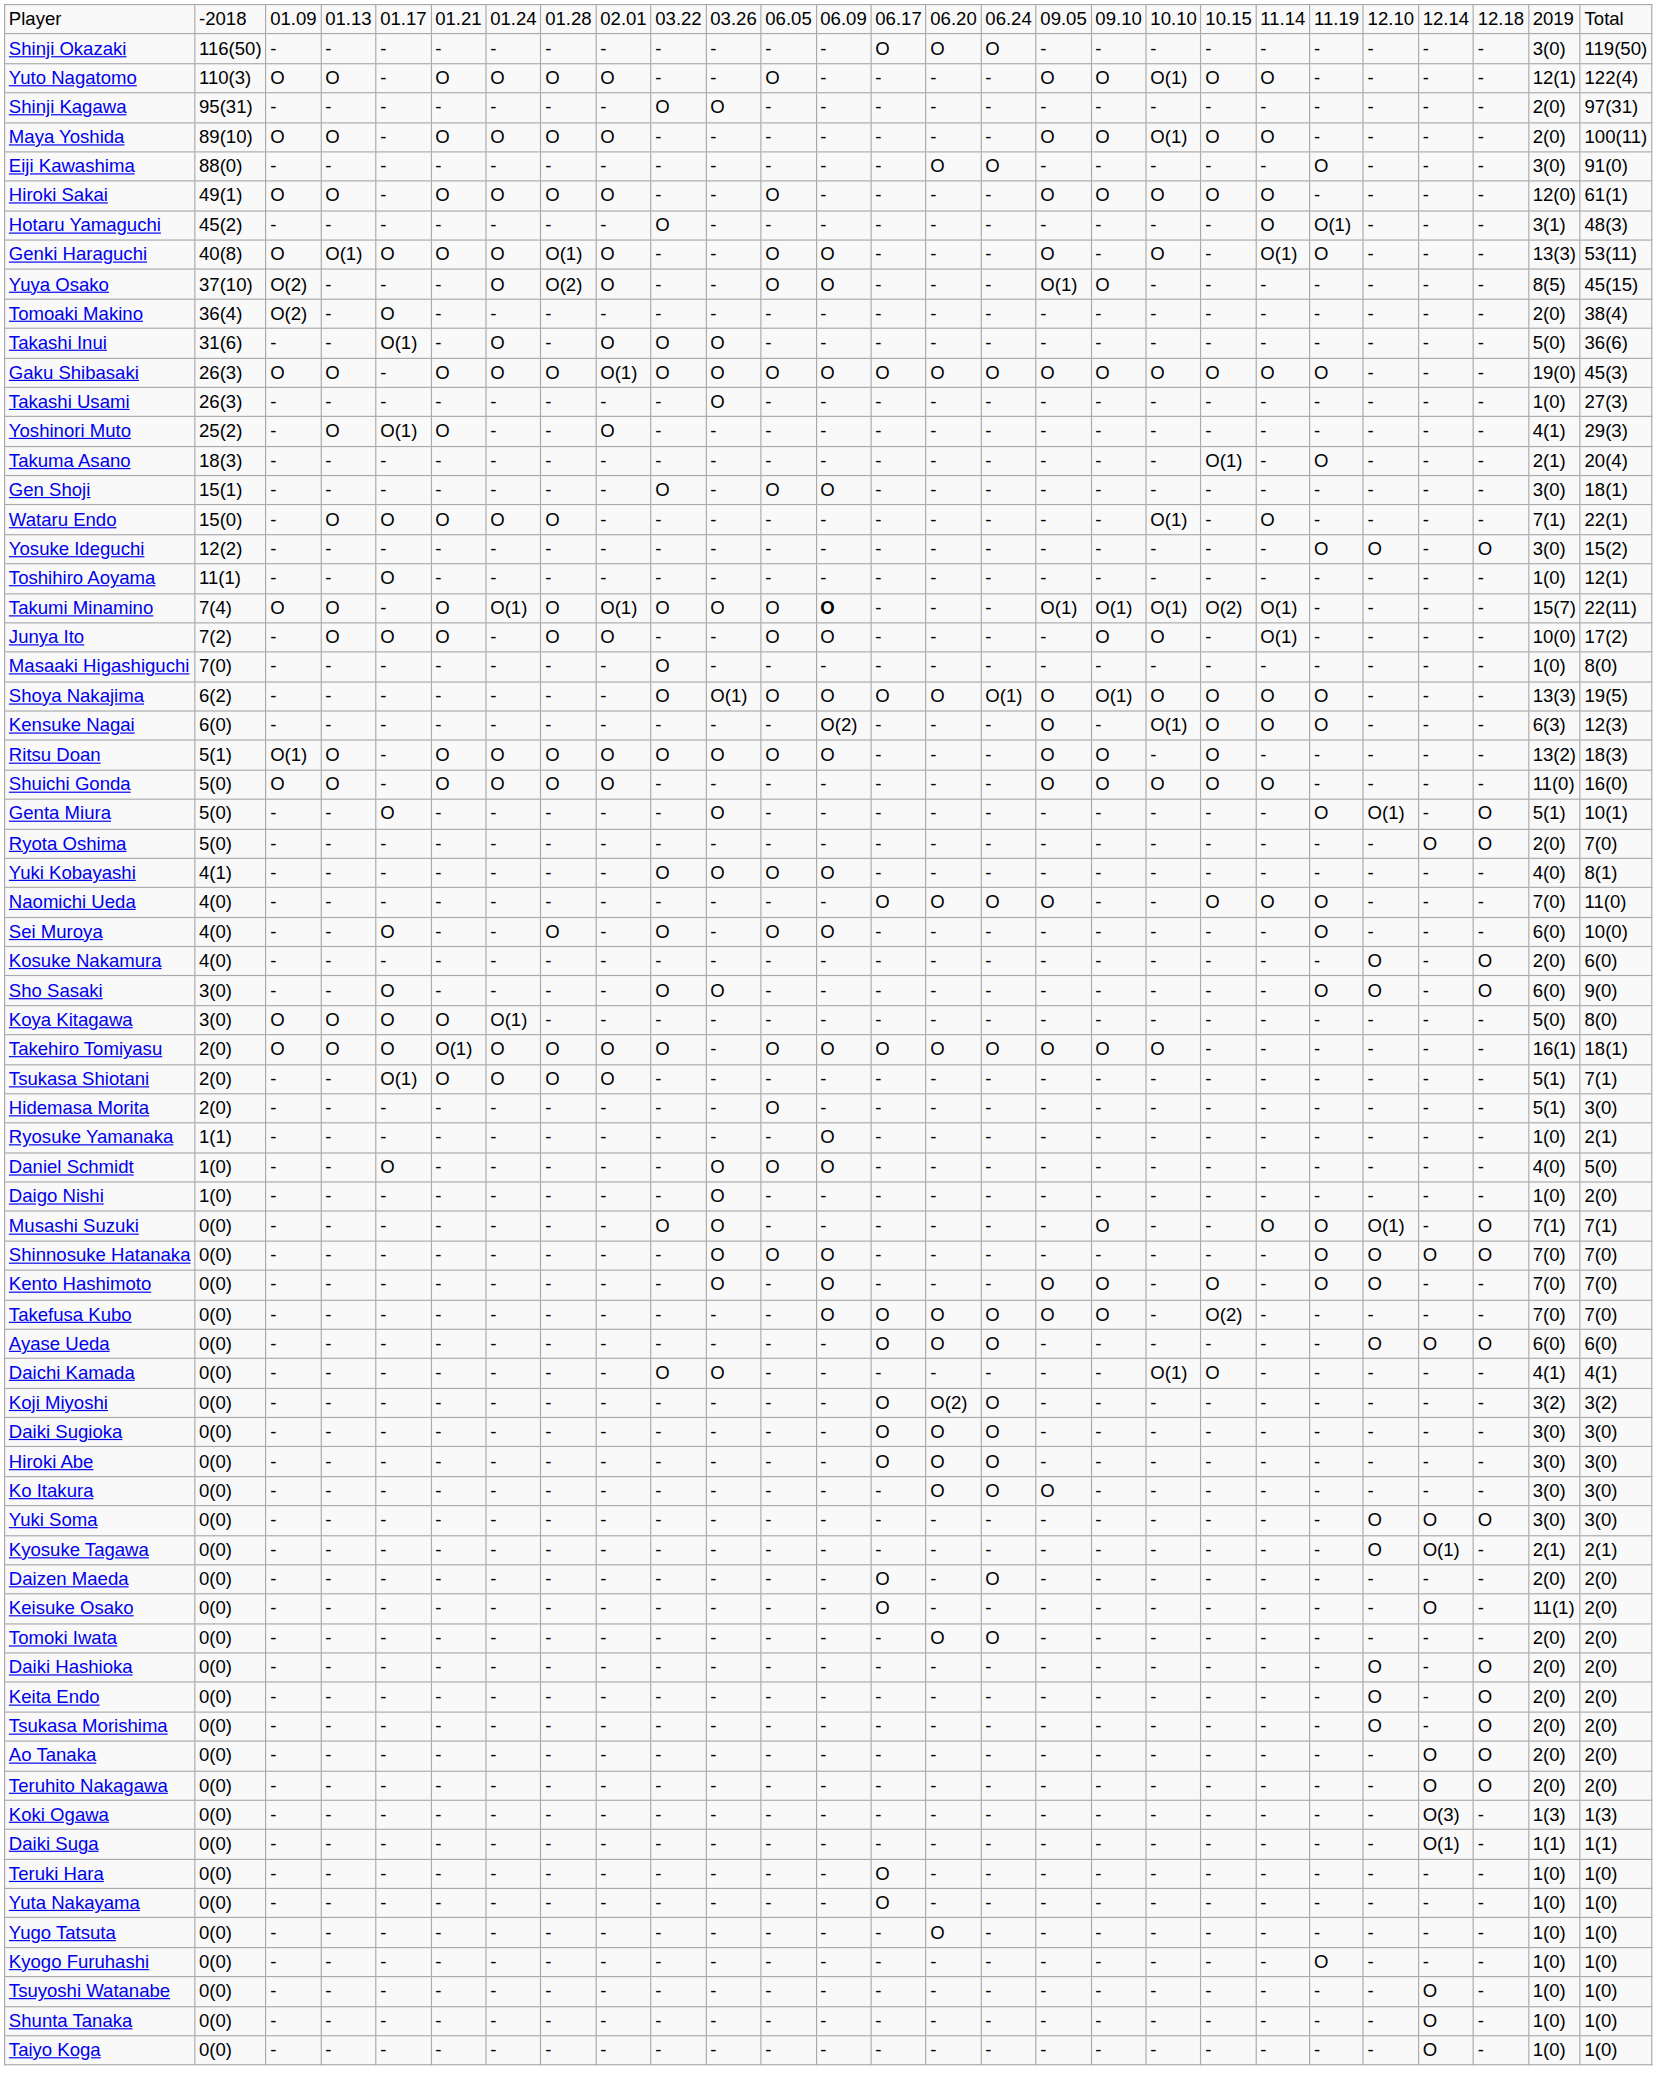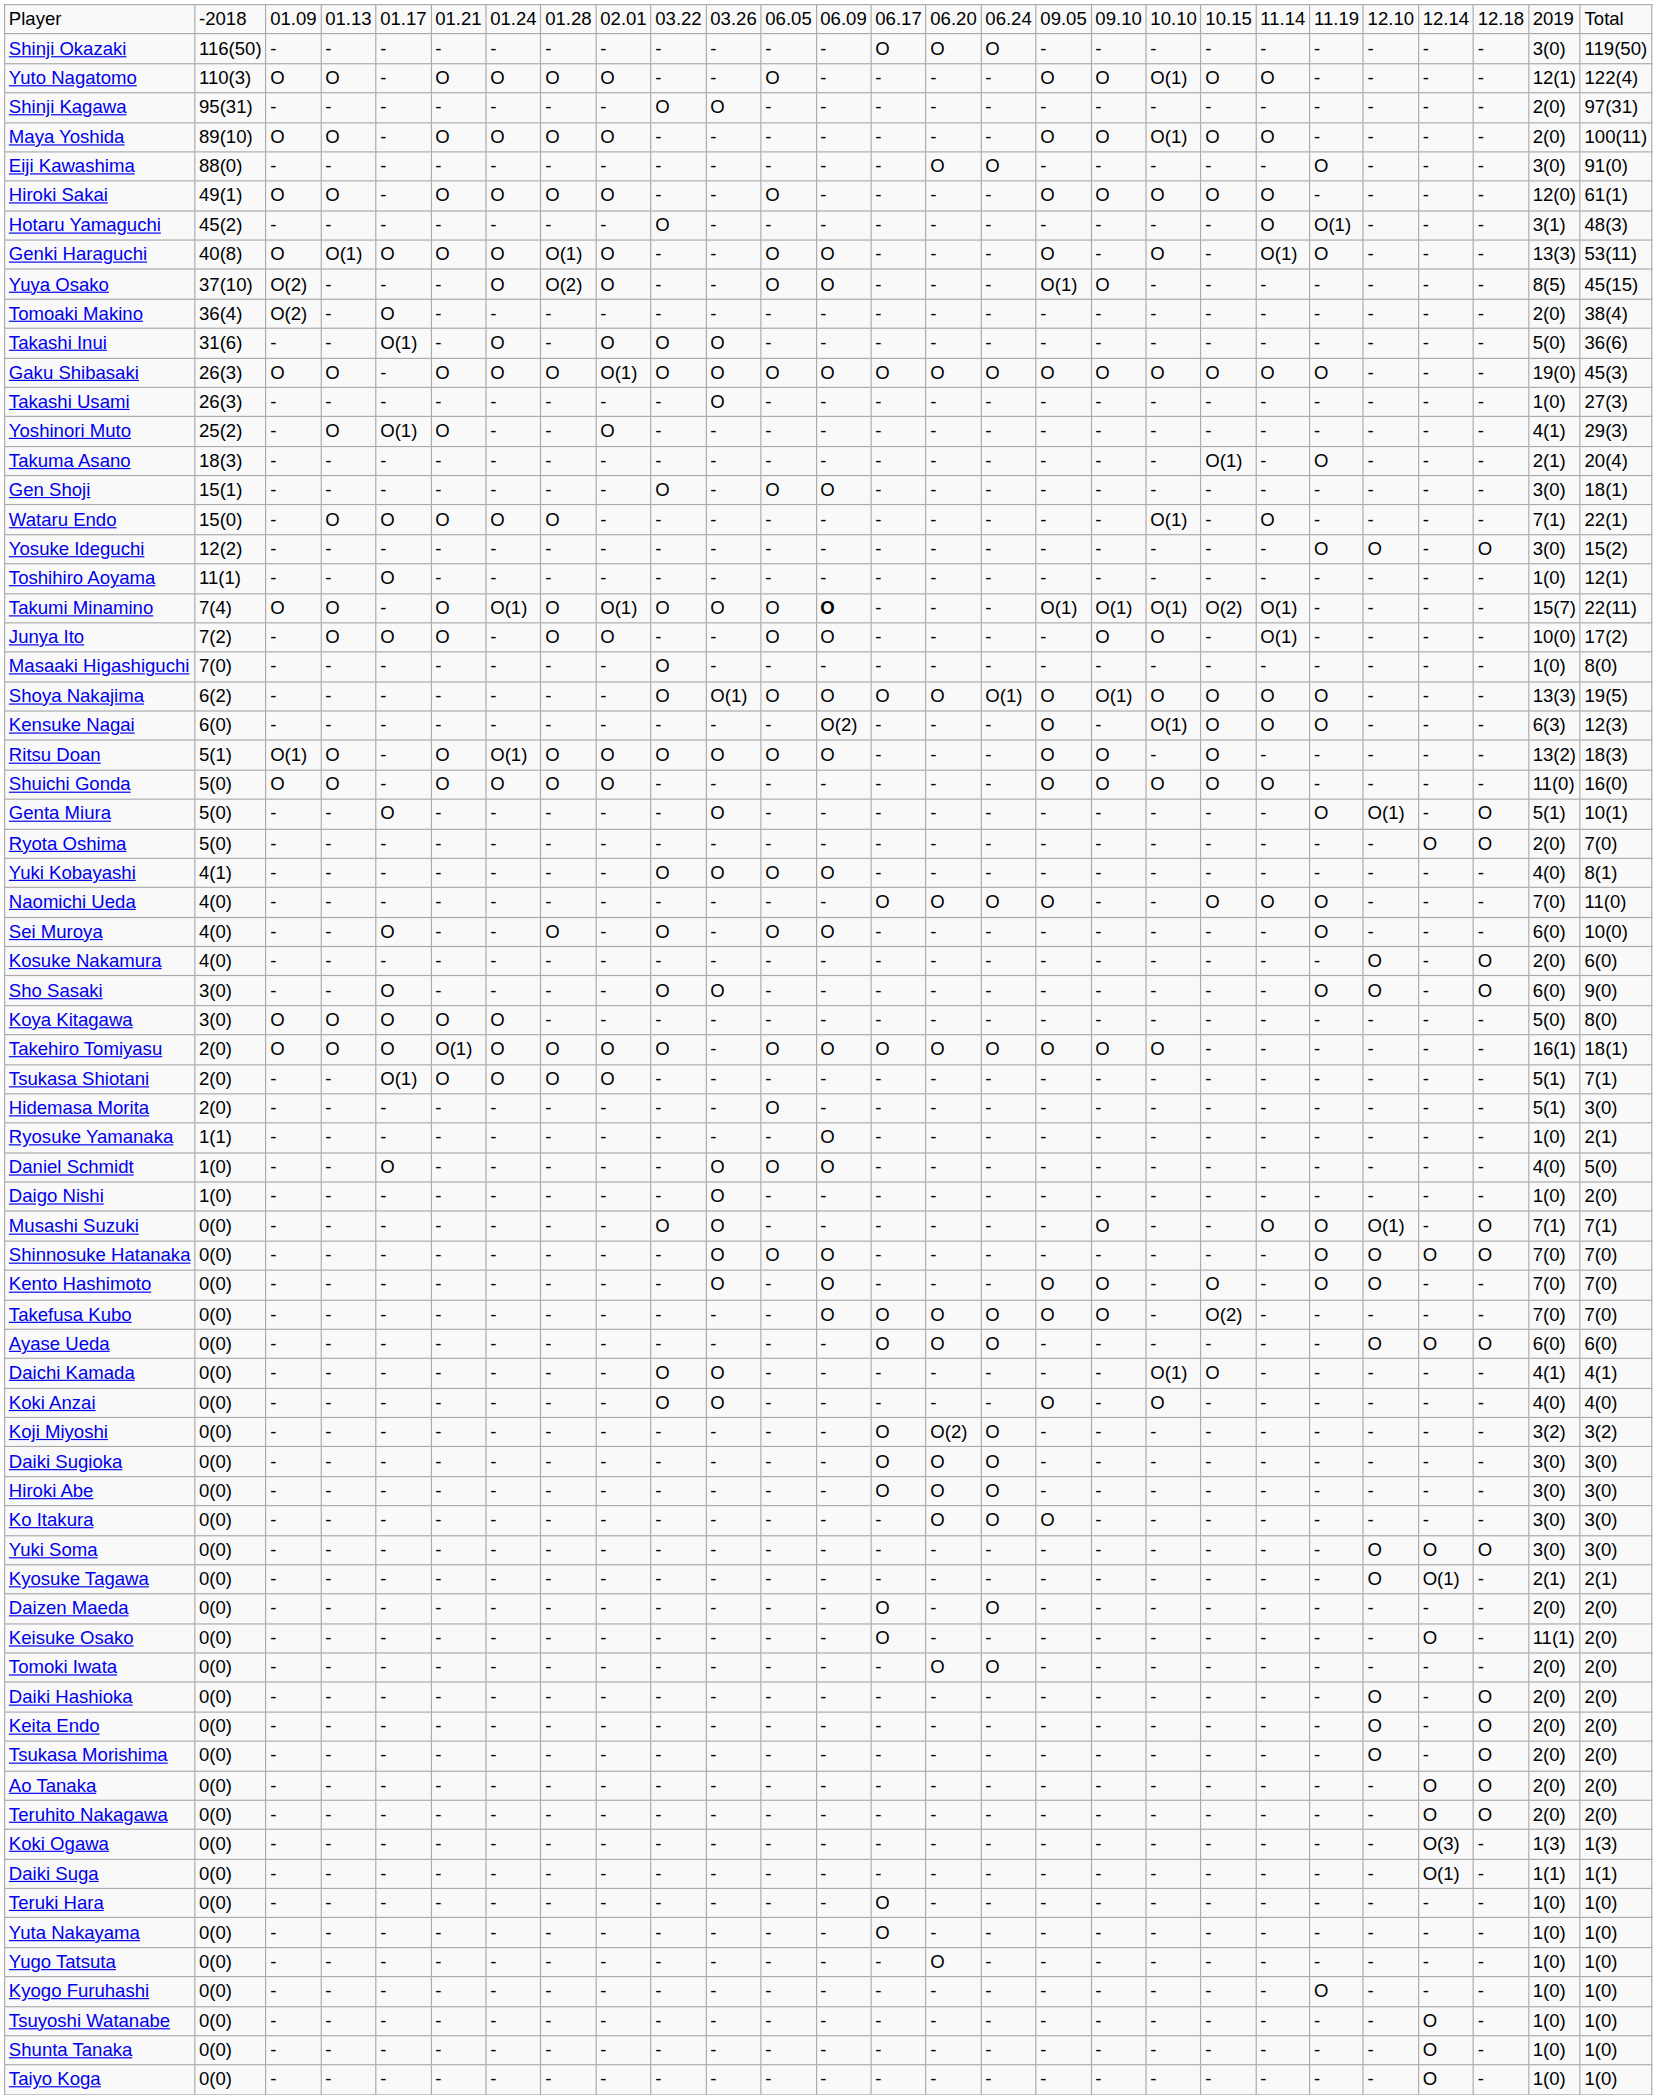(497, 755) O -> (509, 755) O(1)
(509, 1020) O(1) -> (497, 1020) O
+ row: (52, 1402)
